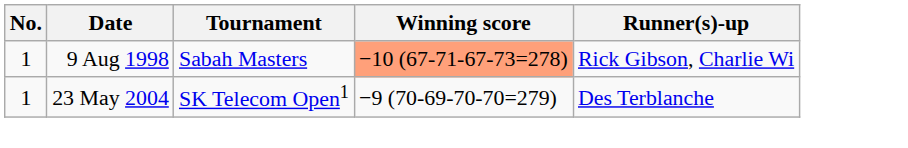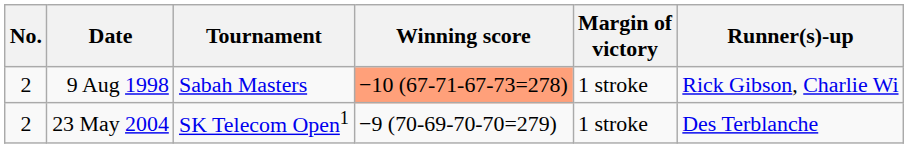+ column: (625, 35)
(26, 58) 1 -> (26, 84) 2
(26, 97) 1 -> (26, 123) 2
